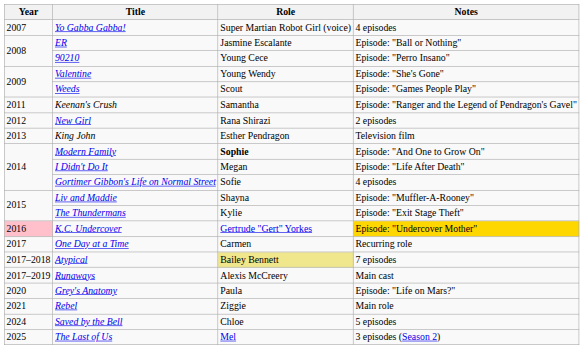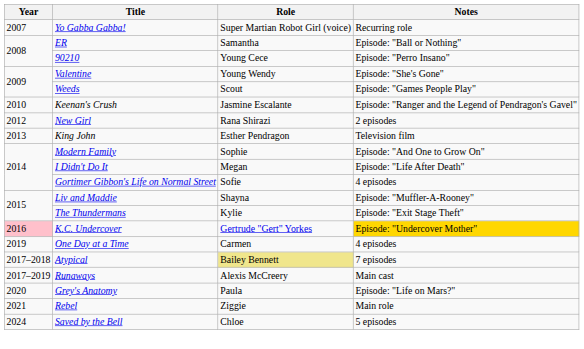(376, 27) 4 episodes -> (384, 27) Recurring role
(256, 43) Jasmine Escalante -> (240, 43) Samantha
(16, 105) 2011 -> (16, 105) 2010
(240, 105) Samantha -> (256, 105) Jasmine Escalante
(234, 151) bold -> (234, 151) normal
(16, 244) 2017 -> (16, 244) 2019
(384, 244) Recurring role -> (376, 244) 4 episodes
- row: (84, 337)
